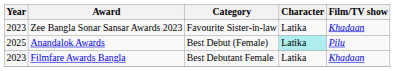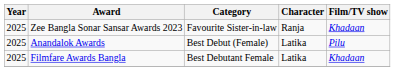(16, 27) 2023 -> (16, 27) 2025
(294, 27) Latika -> (293, 27) Ranja
(294, 43) paleturquoise background -> (294, 43) no background
(16, 58) 2023 -> (16, 58) 2025
